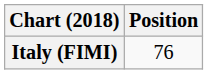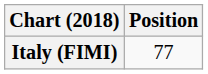(164, 52) 76 -> (164, 52) 77
